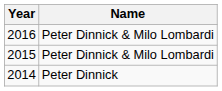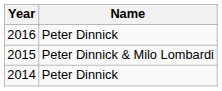(128, 34) Peter Dinnick & Milo Lombardi -> (80, 34) Peter Dinnick
